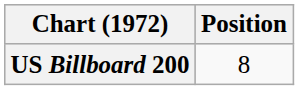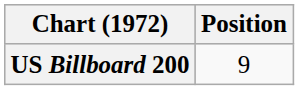(244, 63) 8 -> (244, 63) 9
